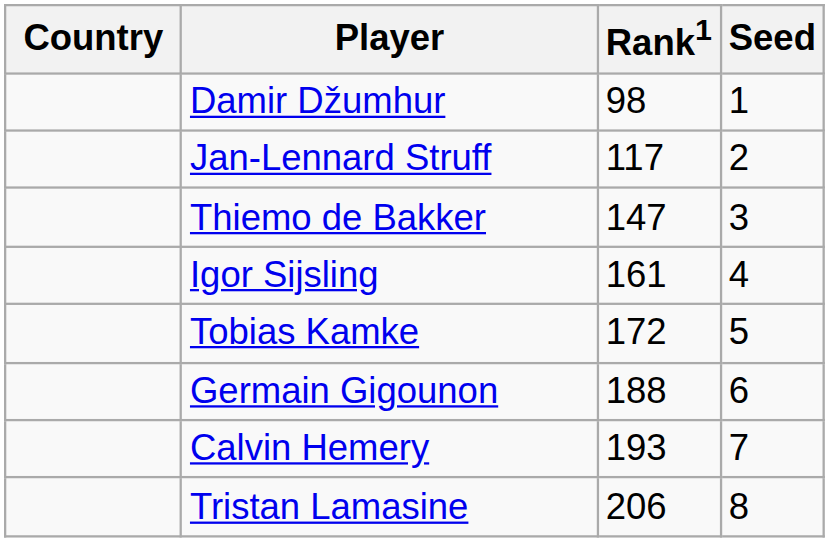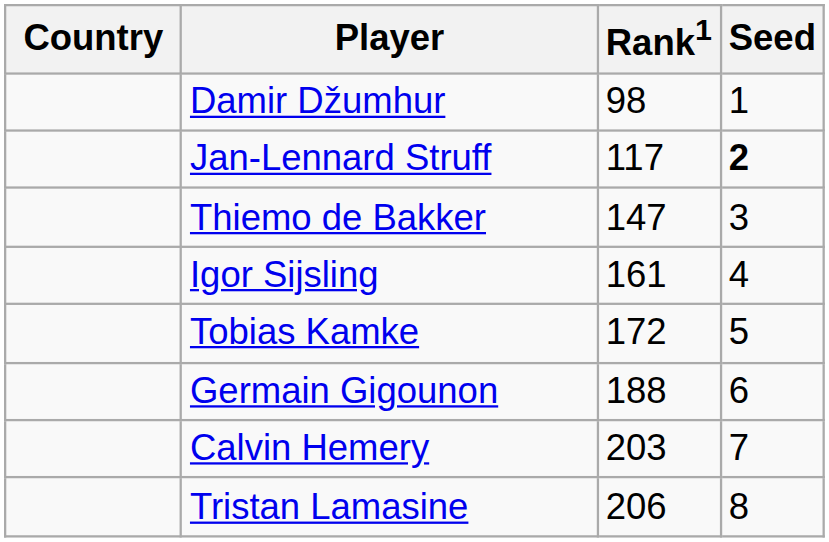(739, 159) normal -> (739, 159) bold
(636, 448) 193 -> (636, 448) 203
